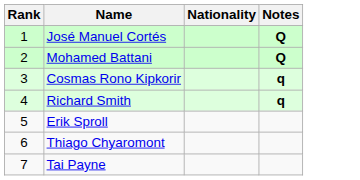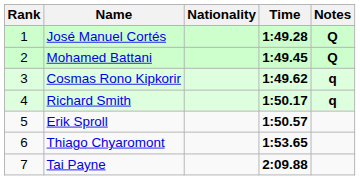+ column: (285, 15)
